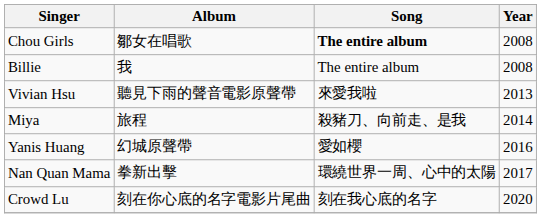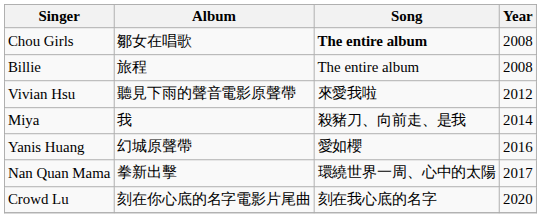(125, 67) 我 -> (132, 67) 旅程
(518, 94) 2013 -> (518, 94) 2012
(132, 119) 旅程 -> (125, 119) 我
